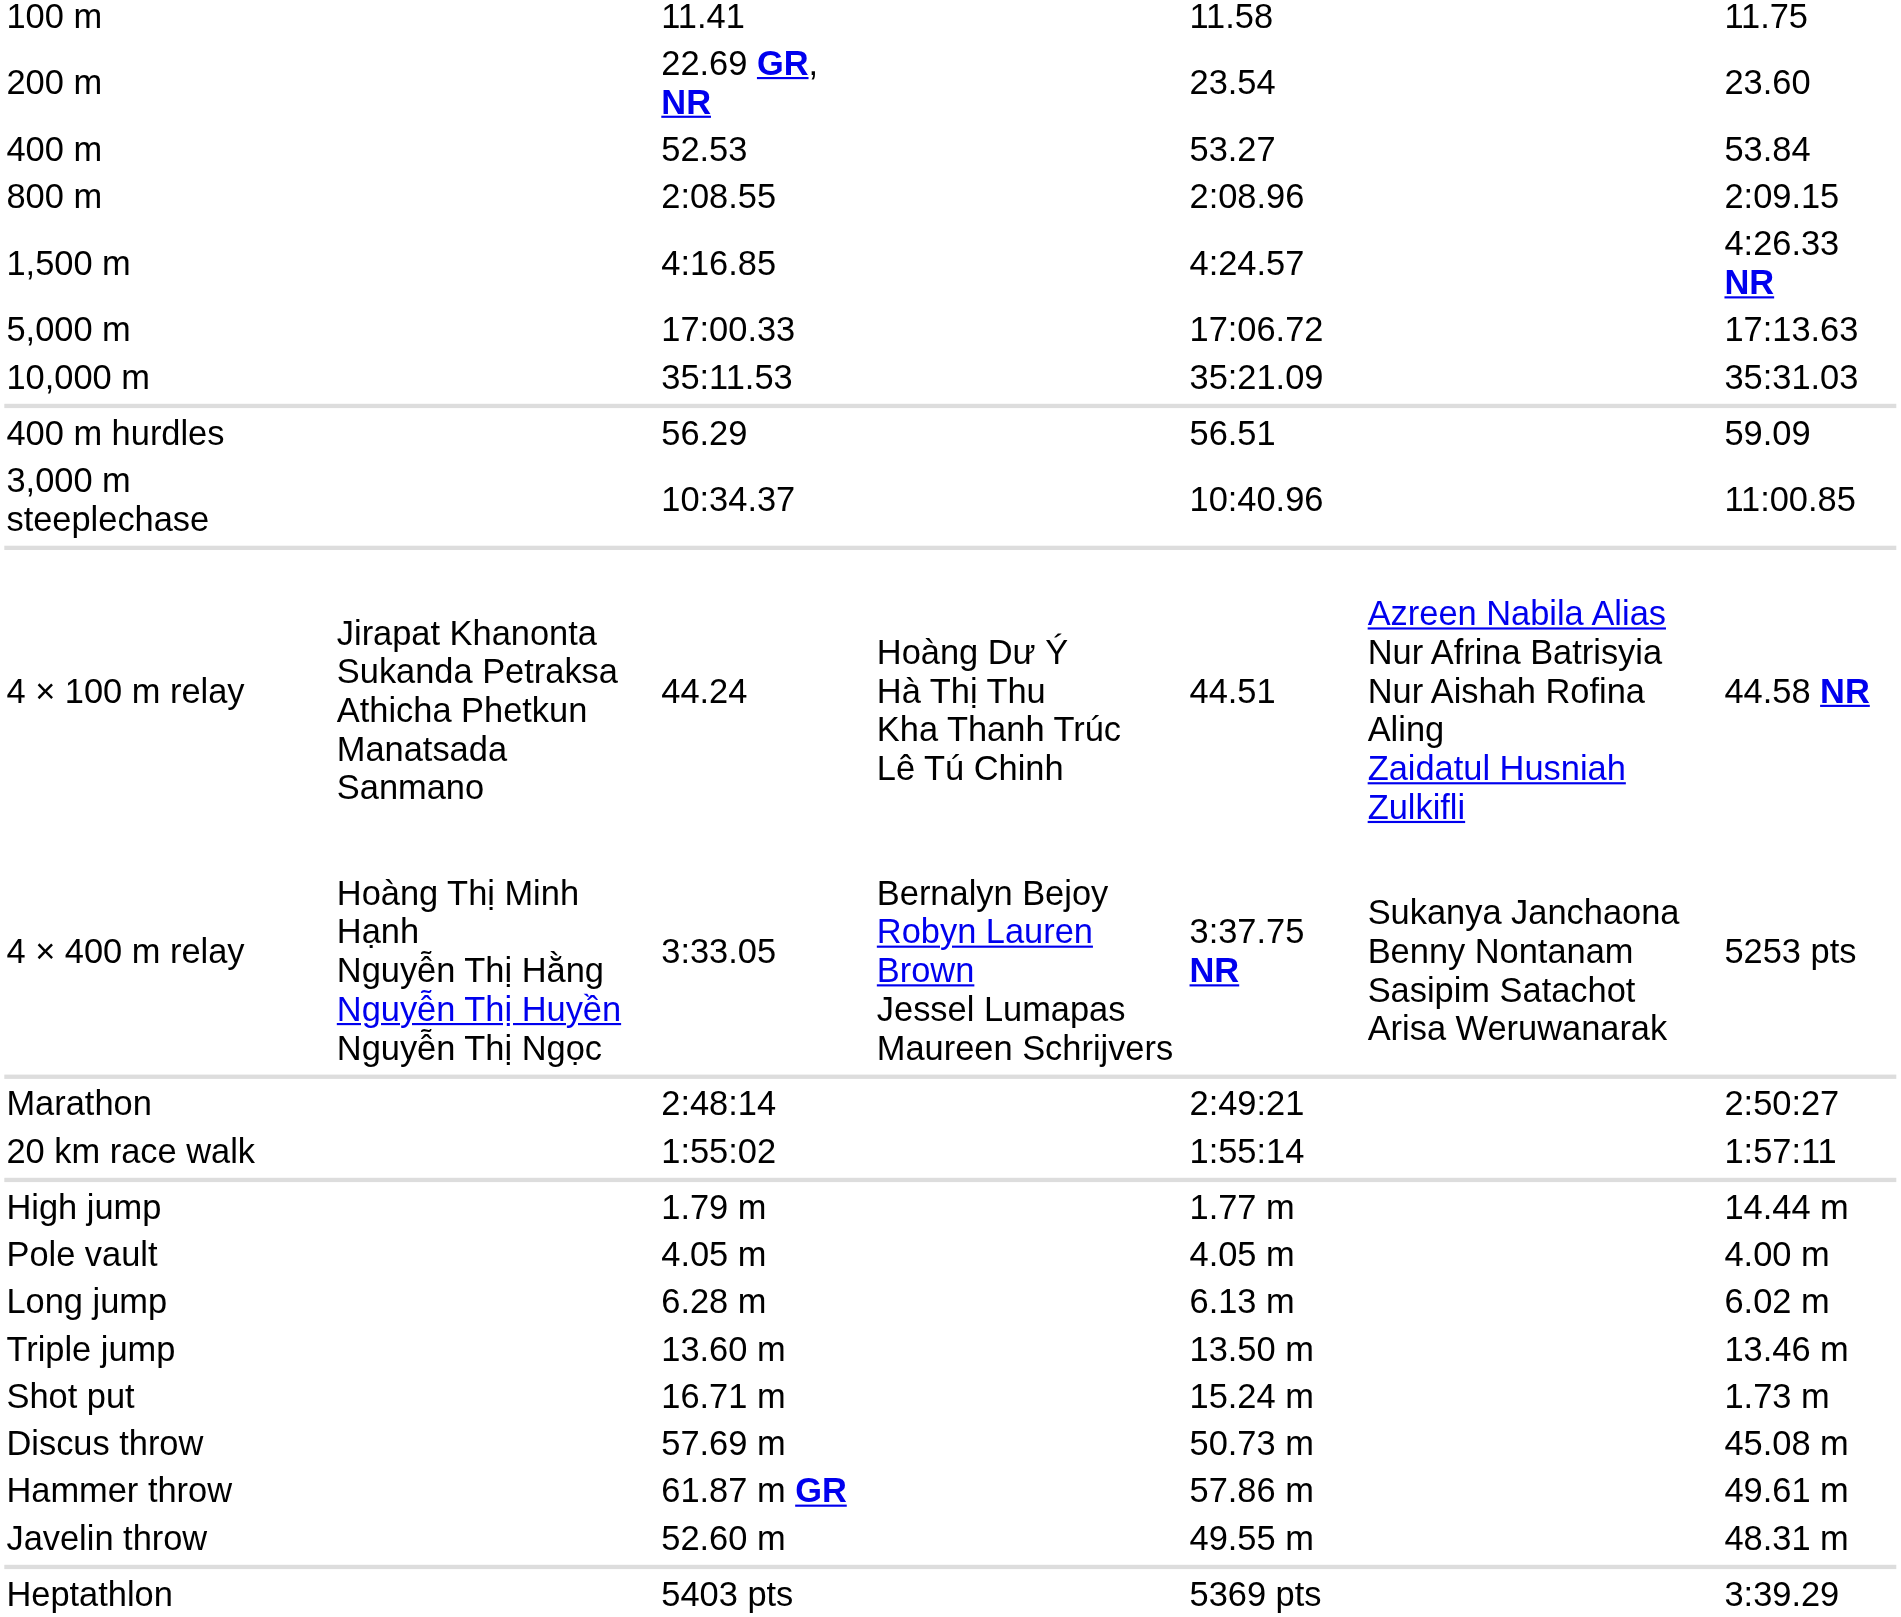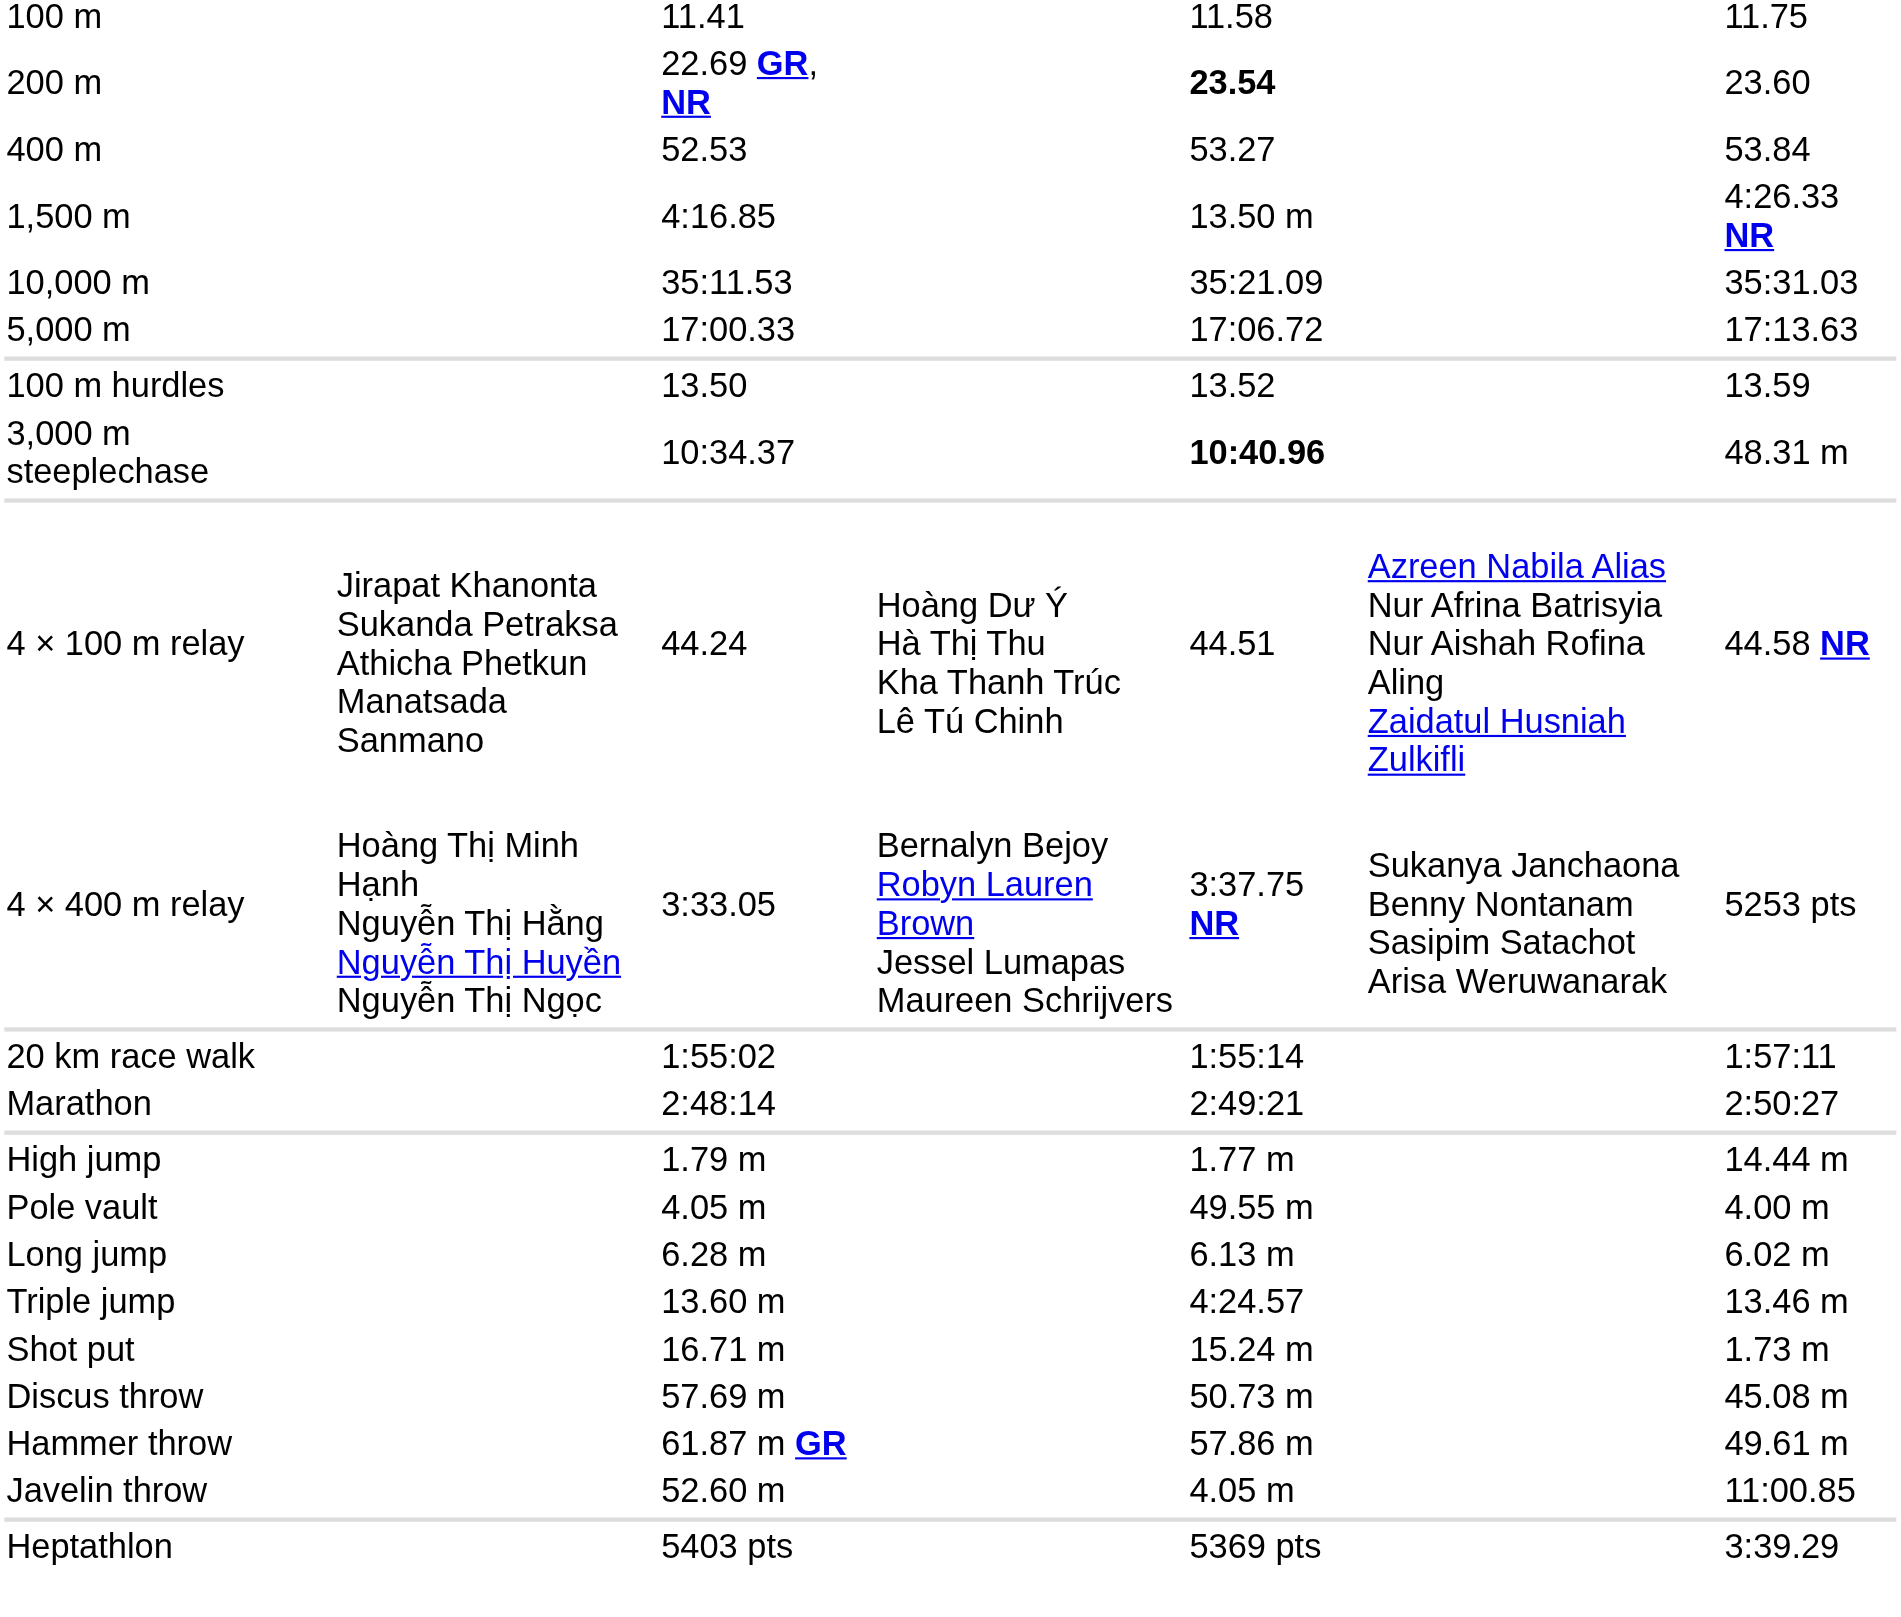(1233, 82) normal -> (1232, 82) bold
- row: (54, 196)
(1247, 263) 4:24.57 -> (1252, 216) 13.50 m
rows swapped: (69, 330) <-> (78, 377)
+ row: (115, 386)
- row: (115, 433)
(1256, 499) normal -> (1257, 452) bold
(1790, 499) 11:00.85 -> (1787, 452) 48.31 m
rows swapped: (79, 1104) <-> (131, 1151)
(1242, 1254) 4.05 m -> (1252, 1207) 49.55 m
(1252, 1349) 13.50 m -> (1247, 1301) 4:24.57
(1252, 1538) 49.55 m -> (1242, 1491) 4.05 m
(1787, 1538) 48.31 m -> (1790, 1491) 11:00.85
